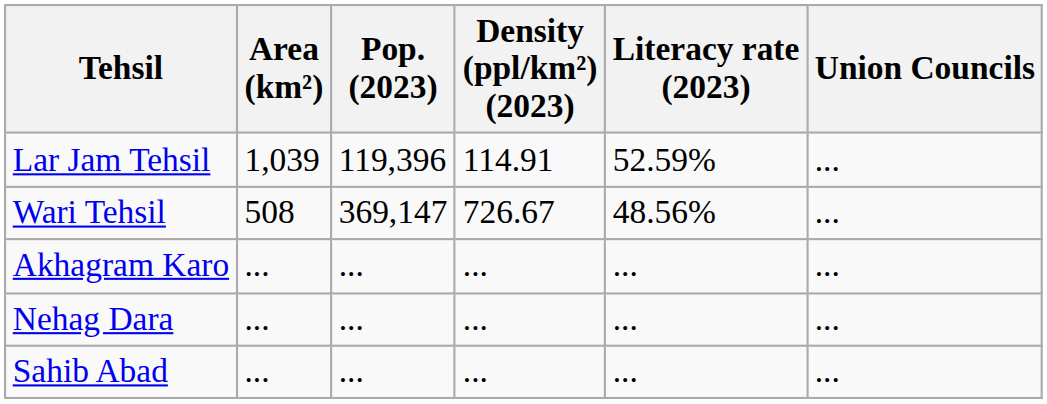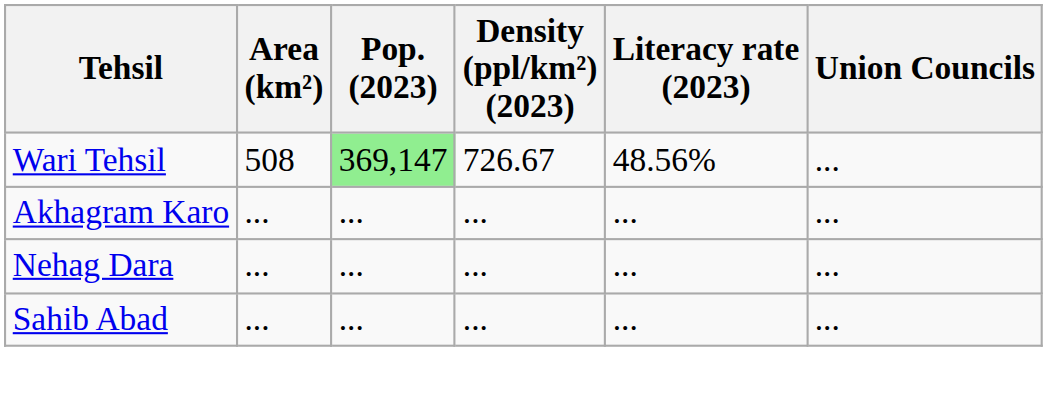- row: (112, 159)
(393, 212) no background -> (393, 159) lightgreen background
